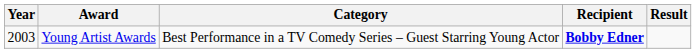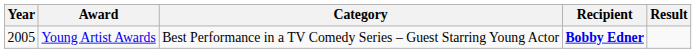(21, 37) 2003 -> (21, 37) 2005
